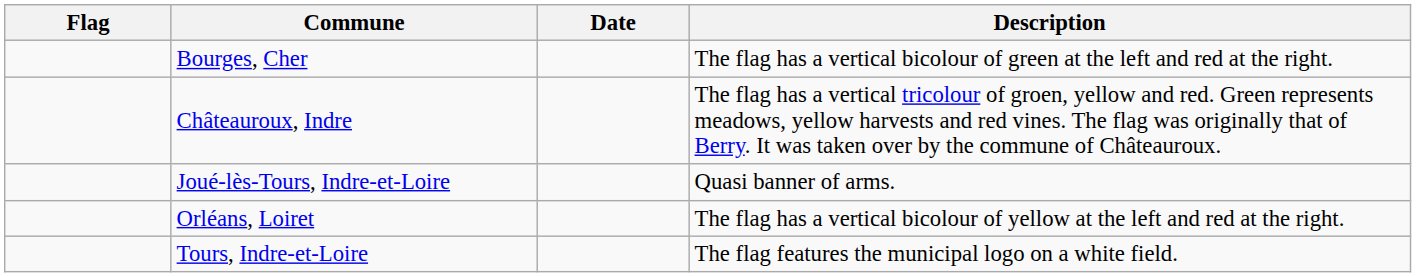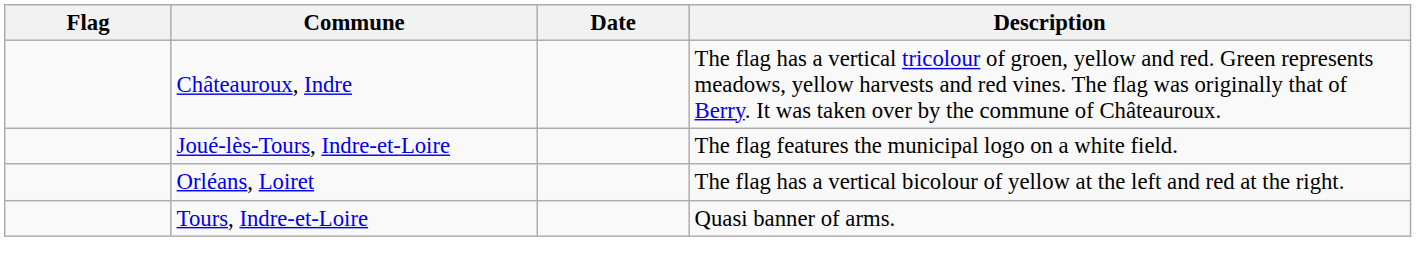- row: (242, 58)
(795, 181) Quasi banner of arms. -> (936, 145) The flag features the municipal logo on a white field.
(936, 253) The flag features the municipal logo on a white field. -> (795, 217) Quasi banner of arms.
